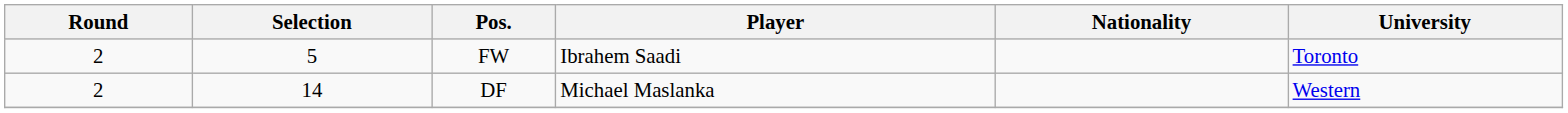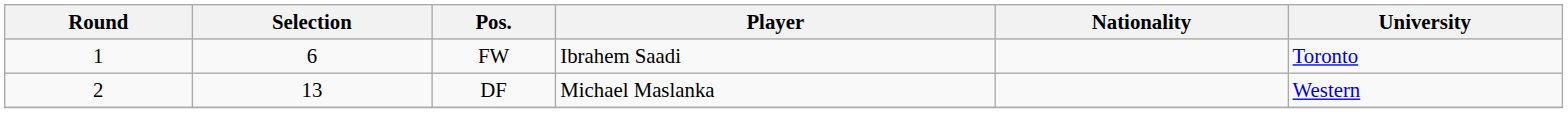(98, 56) 2 -> (98, 56) 1
(312, 56) 5 -> (312, 56) 6
(312, 90) 14 -> (312, 90) 13
